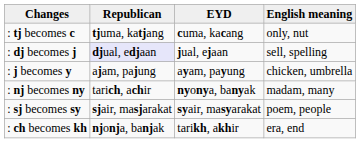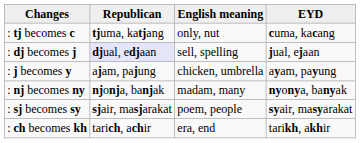columns swapped: (219, 14) <-> (309, 14)
(122, 90) tarich, achir -> (128, 90) njonja, banjak
(128, 128) njonja, banjak -> (122, 128) tarich, achir
